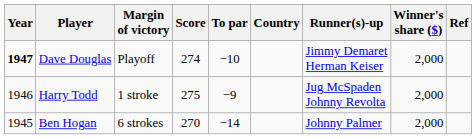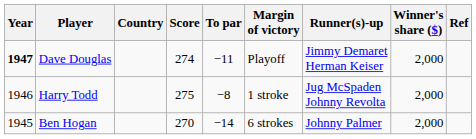columns swapped: (277, 22) <-> (143, 22)
(230, 58) −10 -> (224, 58) −11
(230, 95) −9 -> (224, 95) −8
